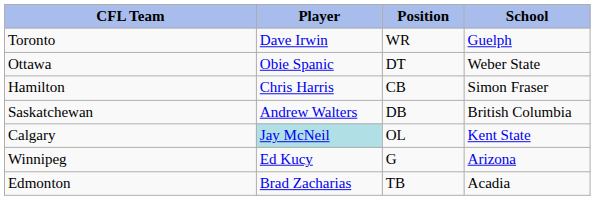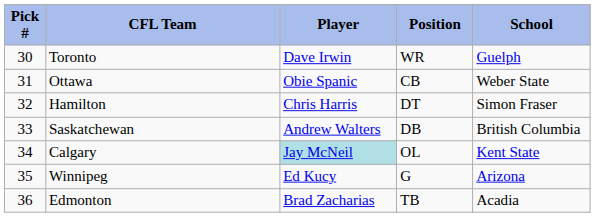+ column: (25, 24)
(396, 64) DT -> (410, 81) CB
(396, 87) CB -> (410, 104) DT
